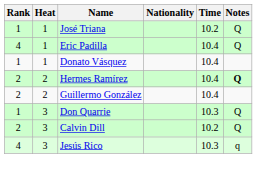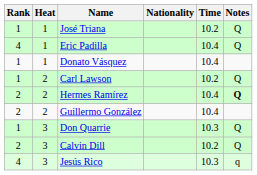+ row: (86, 79)
